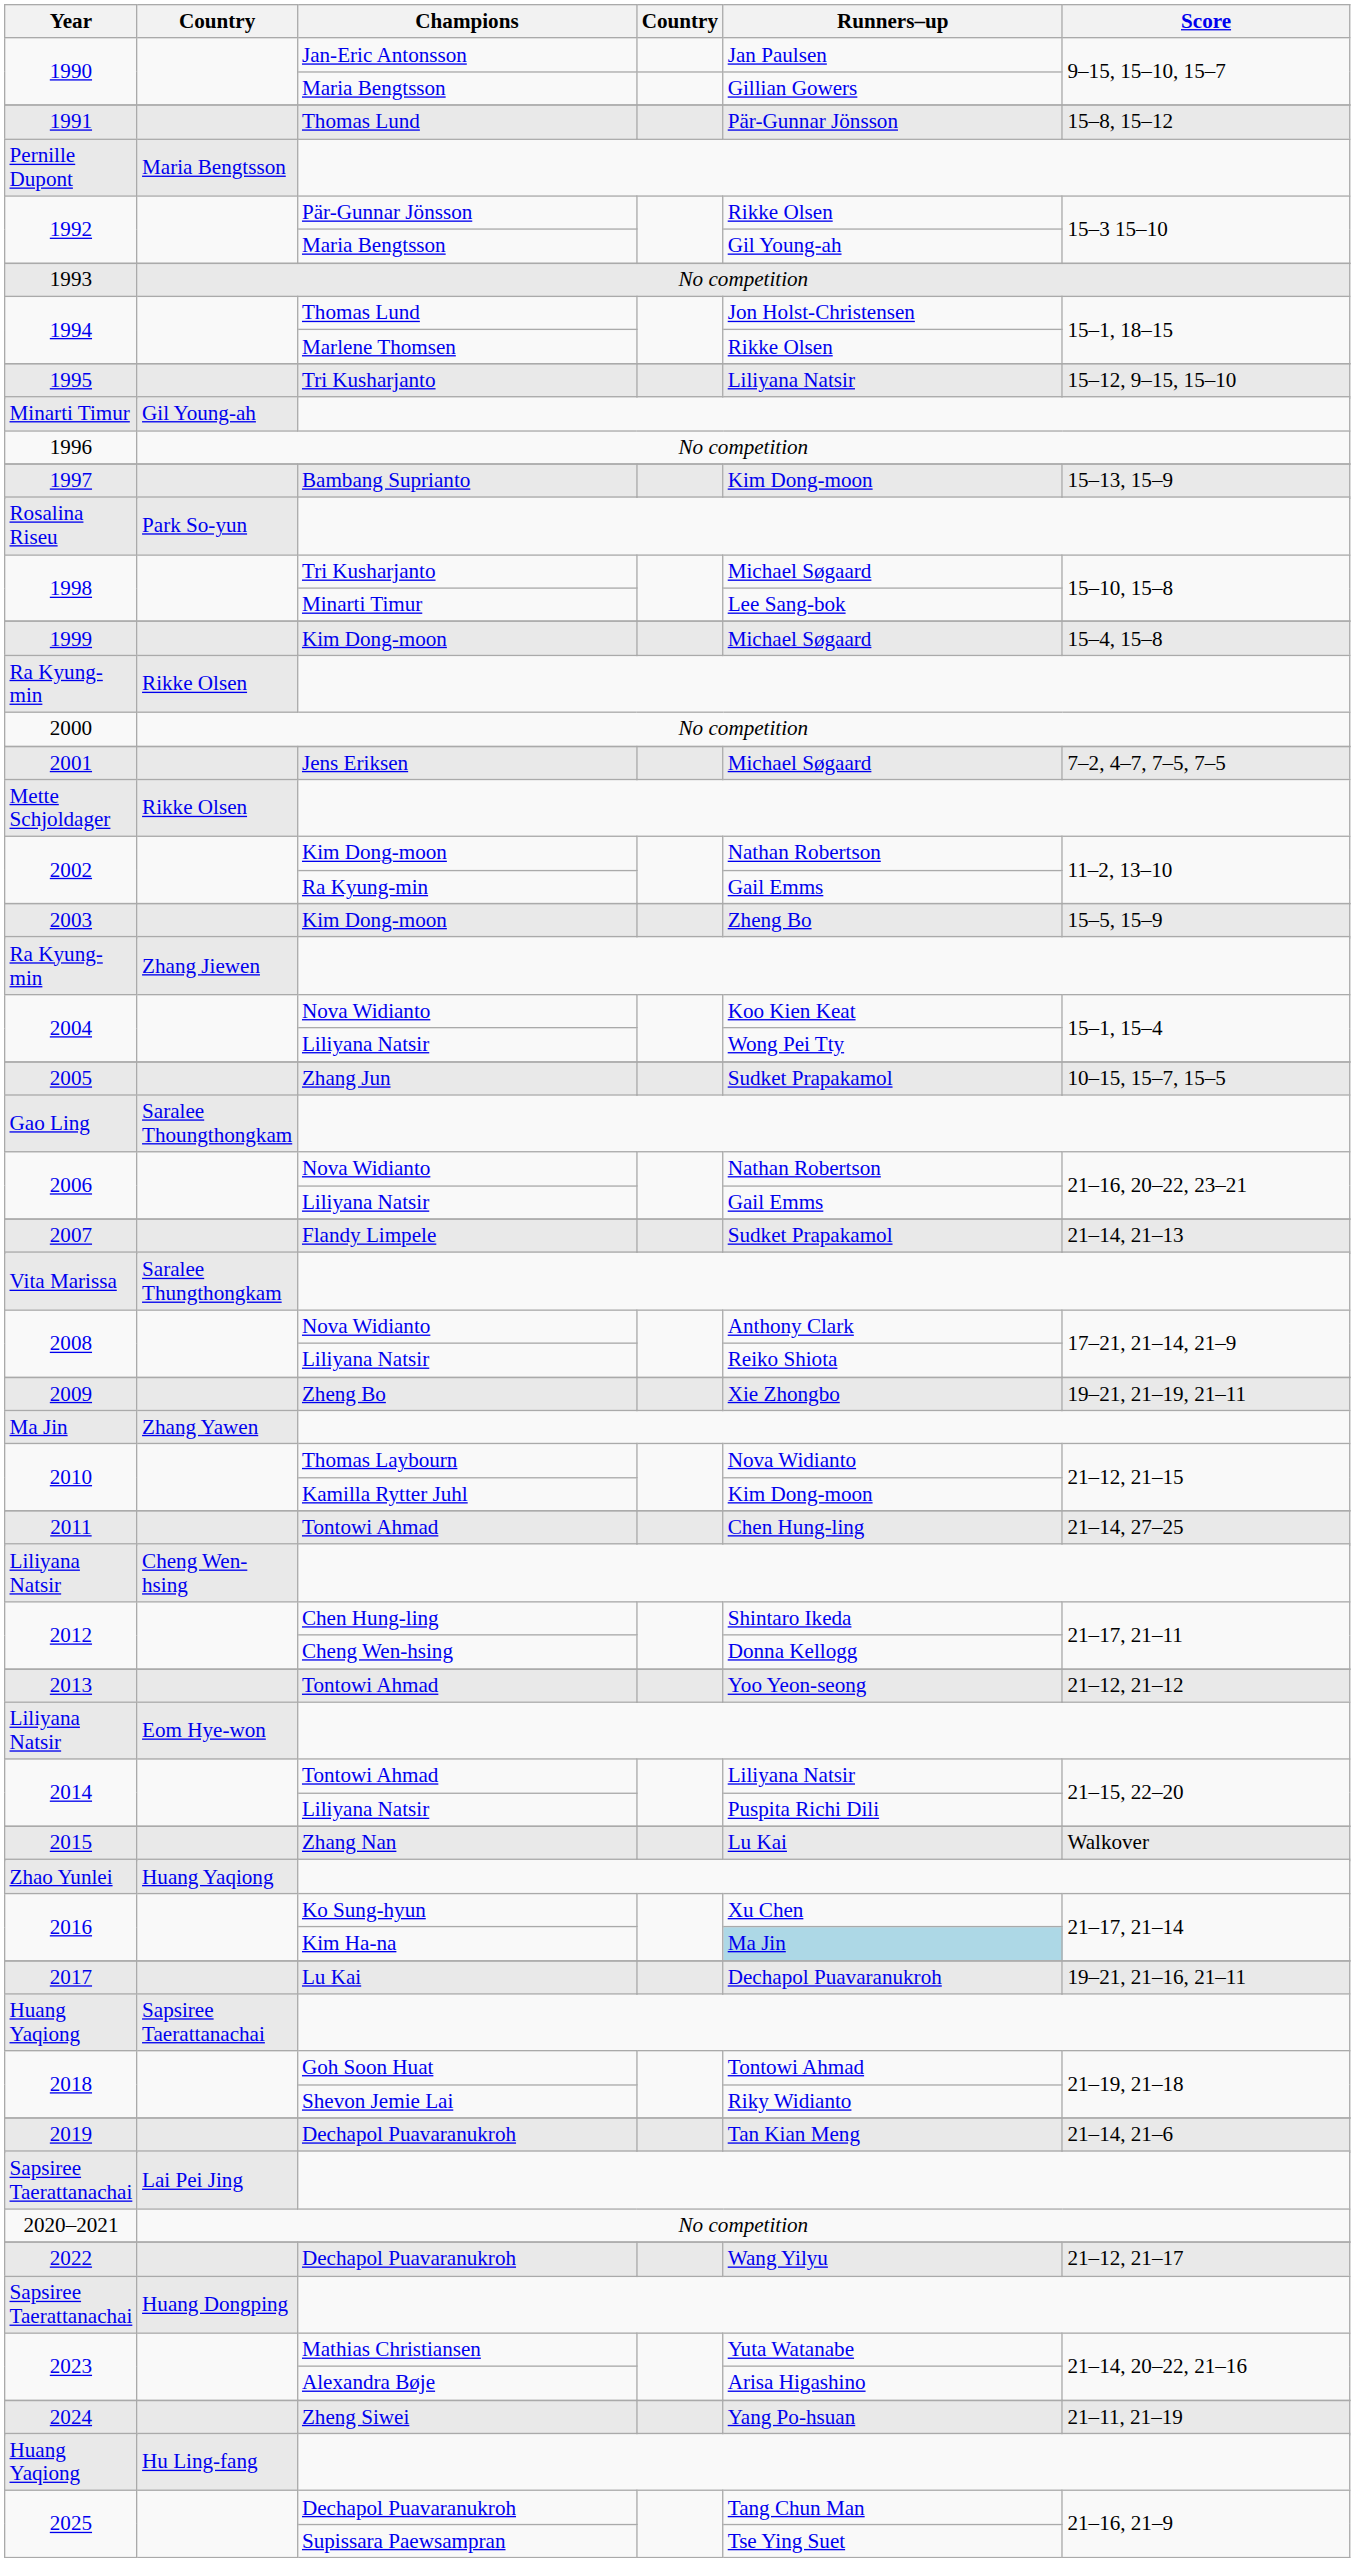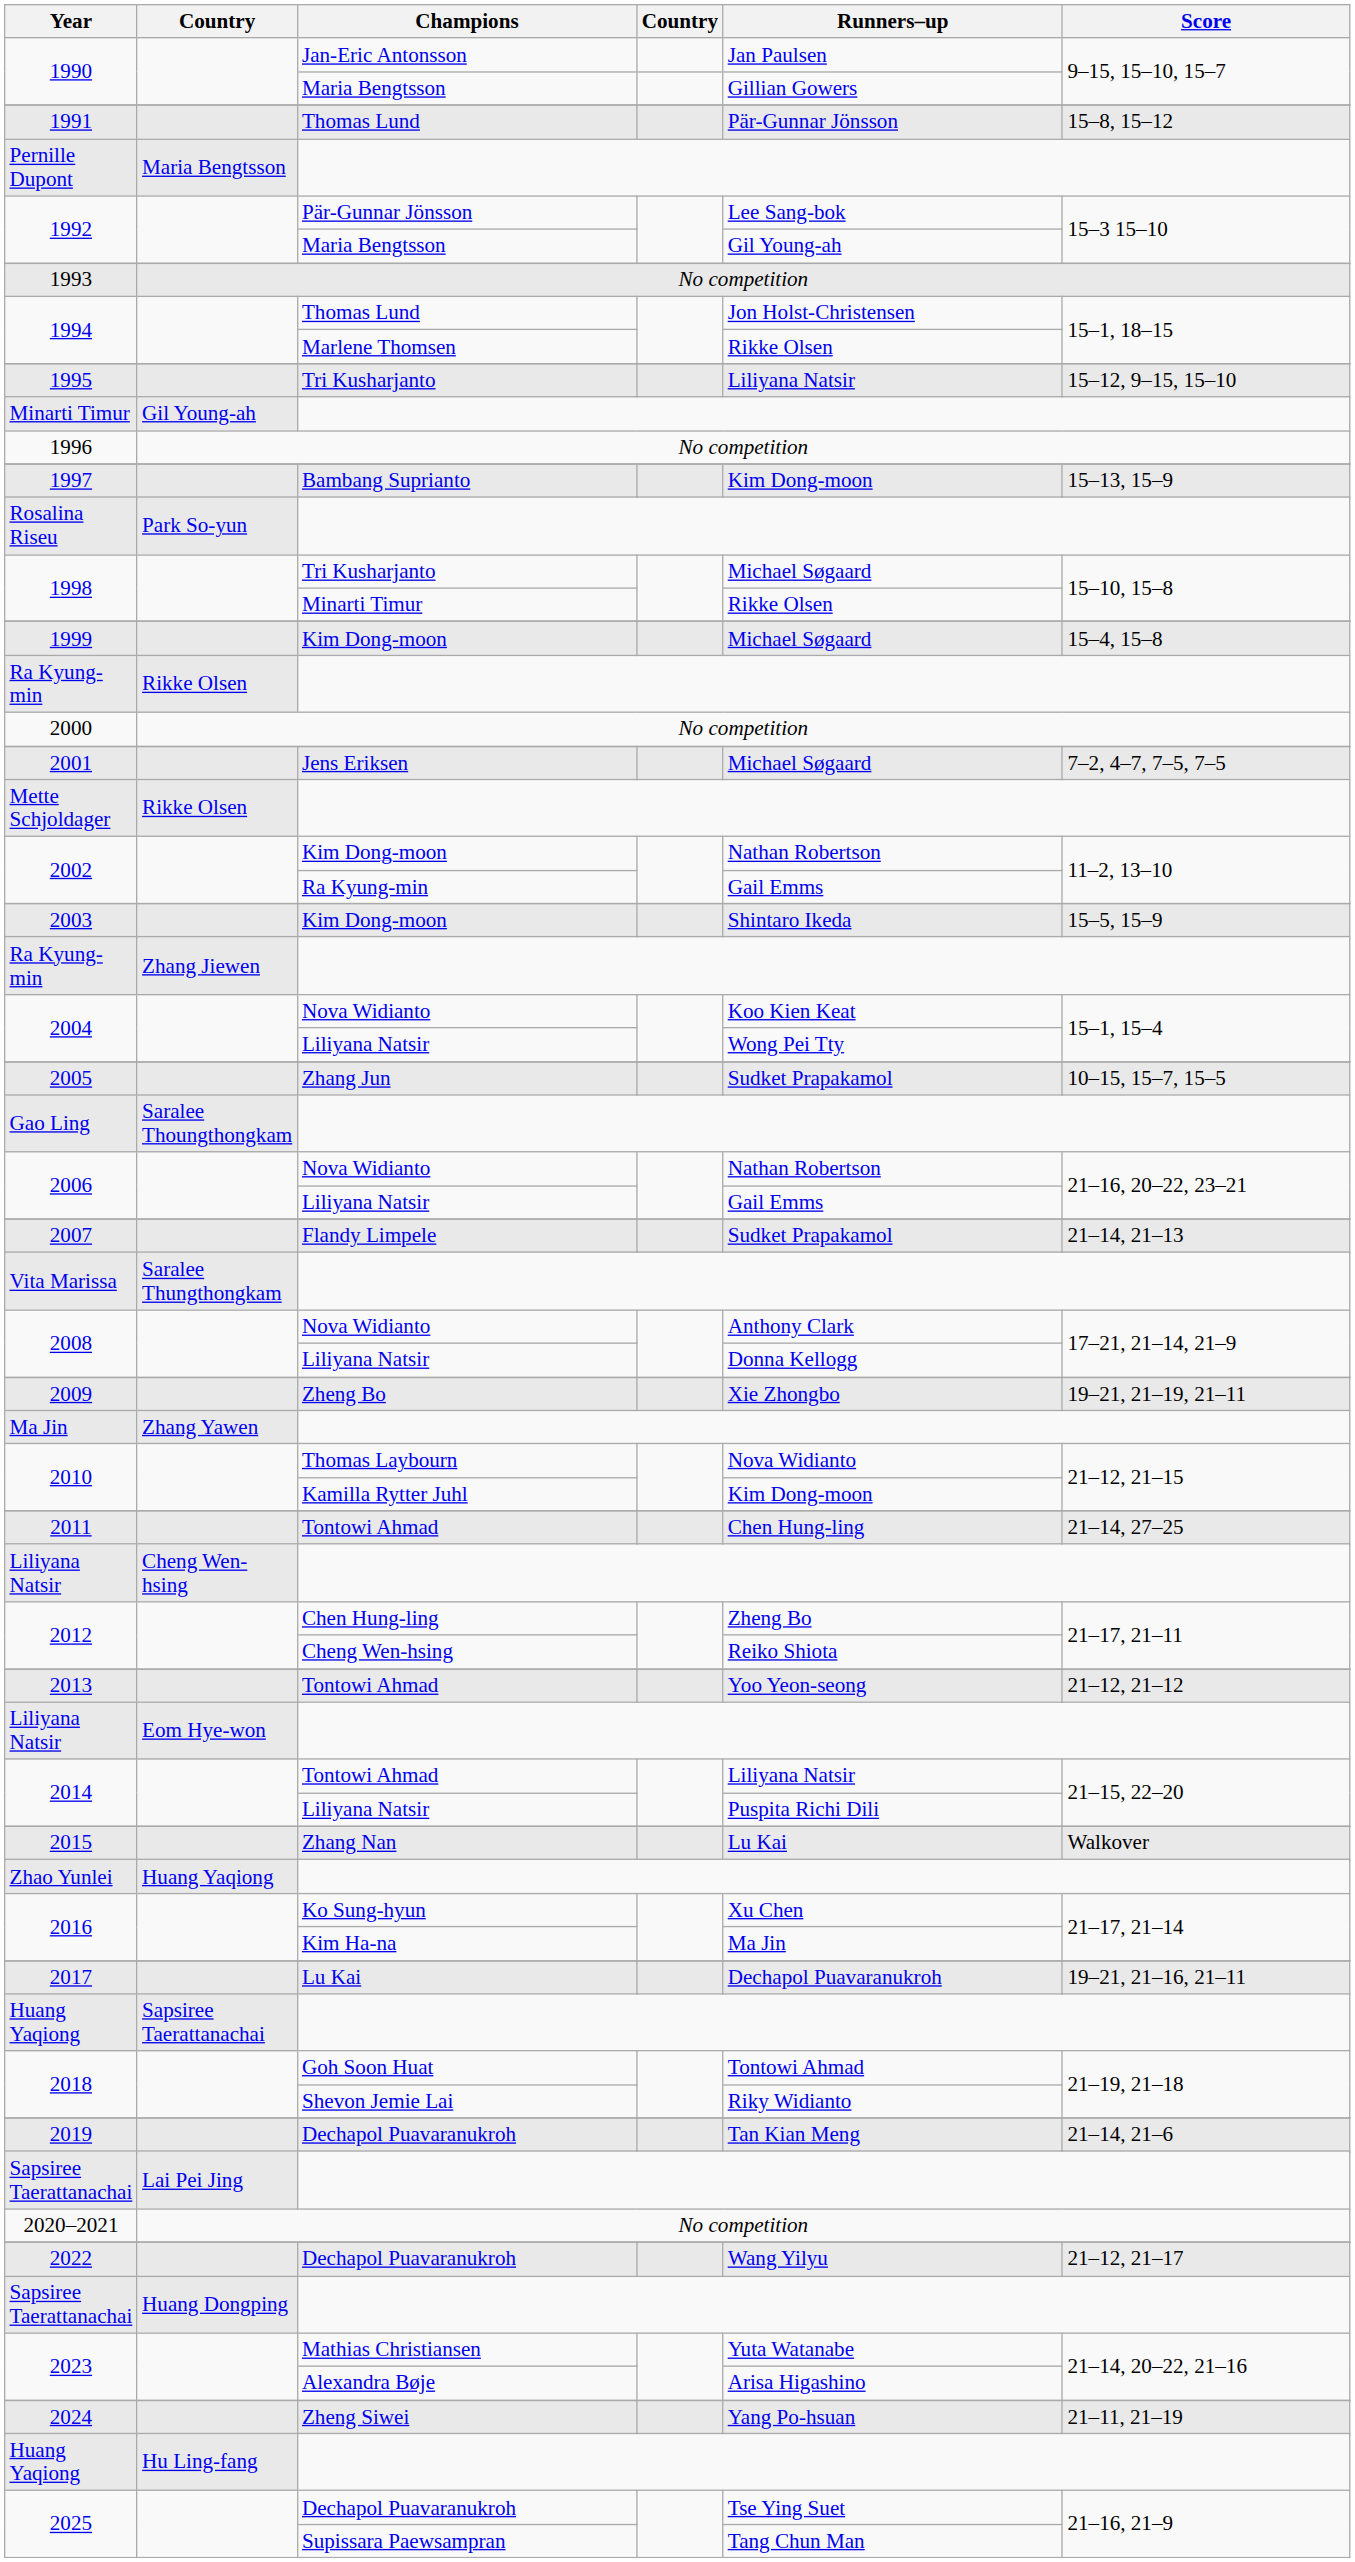(780, 212) Rikke Olsen -> (787, 212) Lee Sang-bok
(787, 604) Lee Sang-bok -> (780, 604) Rikke Olsen
(770, 920) Zheng Bo -> (790, 920) Shintaro Ikeda
(783, 1359) Reiko Shiota -> (793, 1359) Donna Kellogg
(790, 1618) Shintaro Ikeda -> (770, 1618) Zheng Bo
(793, 1651) Donna Kellogg -> (783, 1651) Reiko Shiota
(757, 1943) lightblue background -> (757, 1943) no background
(796, 2507) Tang Chun Man -> (786, 2507) Tse Ying Suet
(786, 2540) Tse Ying Suet -> (796, 2540) Tang Chun Man
